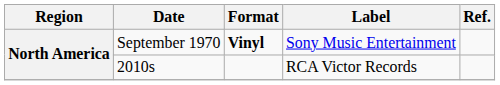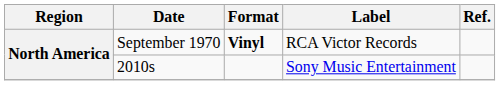(371, 42) Sony Music Entertainment -> (351, 42) RCA Victor Records
(351, 67) RCA Victor Records -> (371, 67) Sony Music Entertainment
